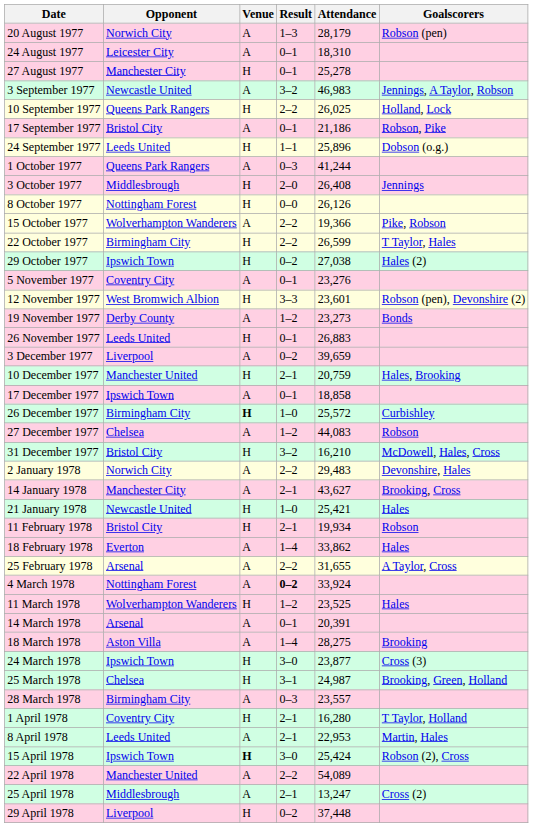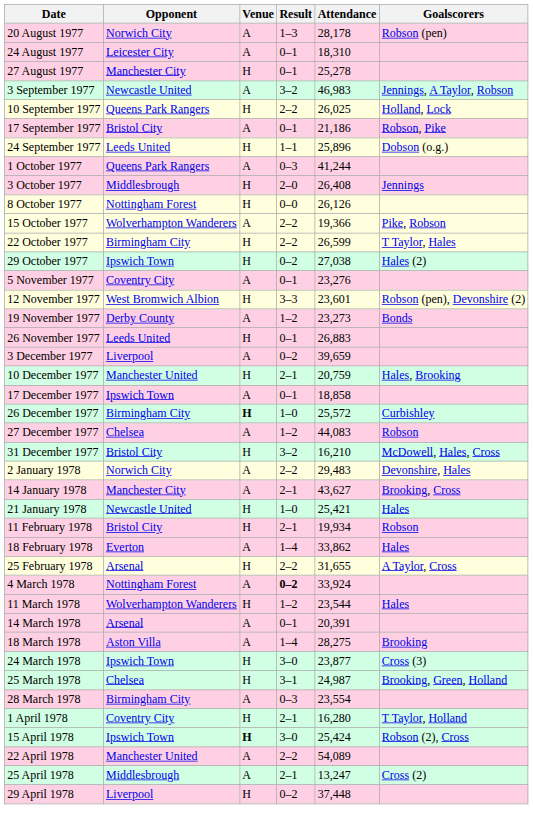(334, 33) 28,179 -> (334, 33) 28,178
(247, 565) A -> (247, 565) H
(334, 603) 23,525 -> (334, 603) 23,544
(334, 699) 23,557 -> (334, 699) 23,554
- row: (37, 737)
